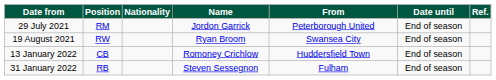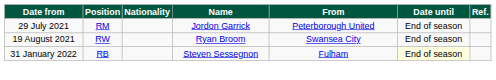- row: (44, 54)
(434, 68) no background -> (434, 54) lightyellow background
